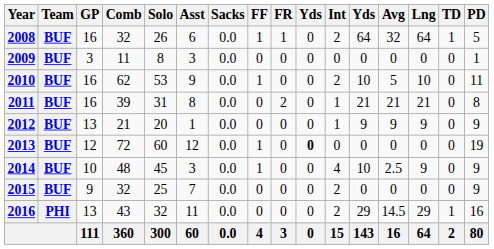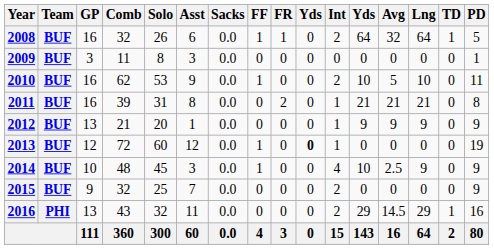(337, 146) 0 -> (337, 146) 1
